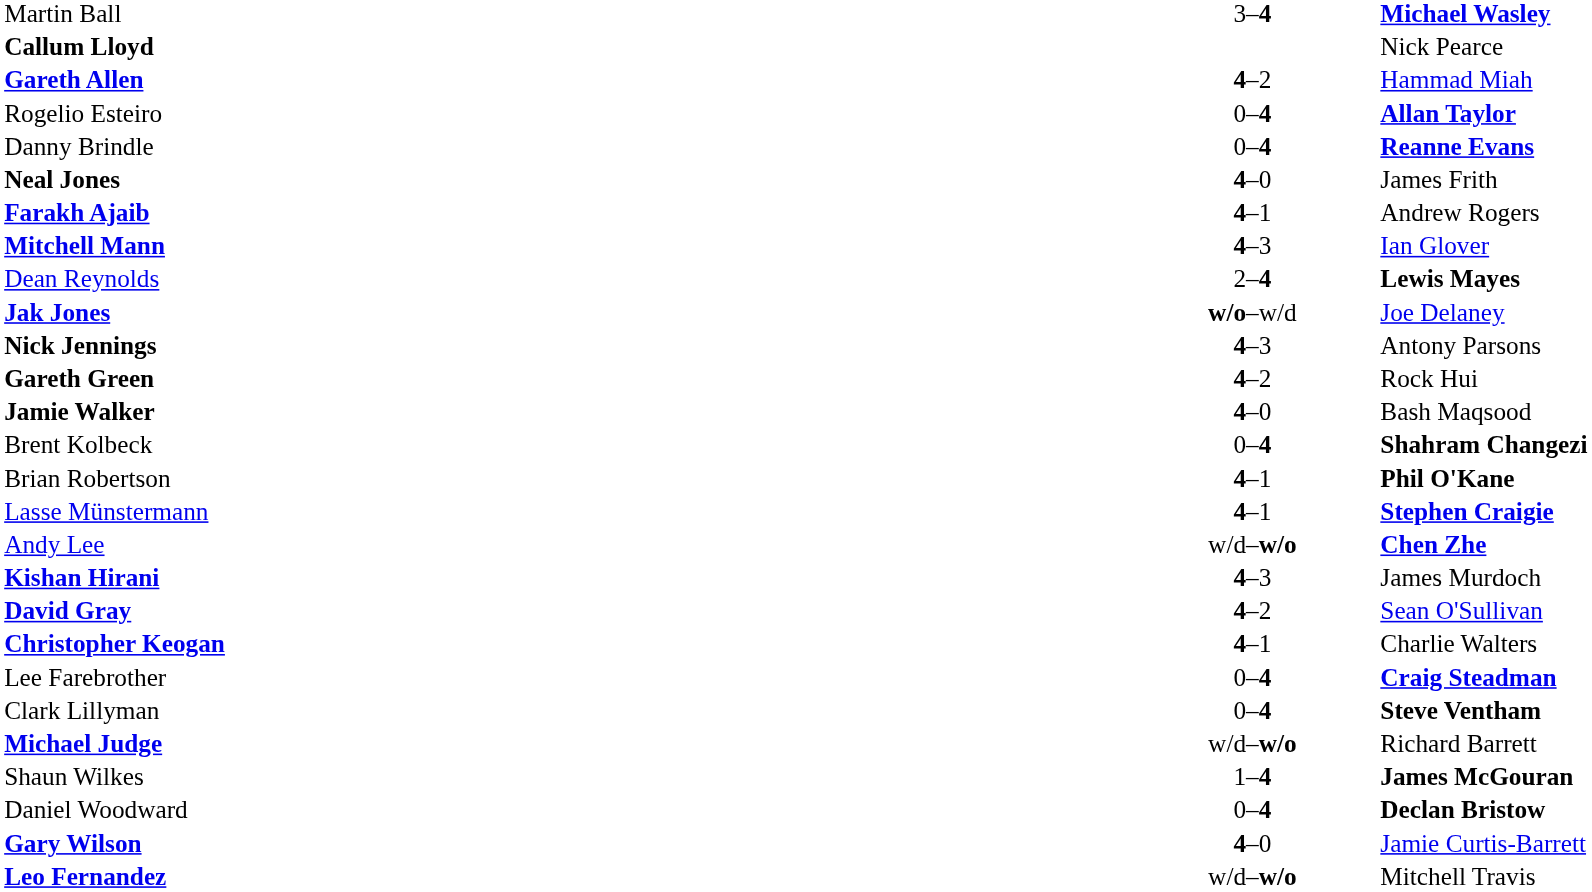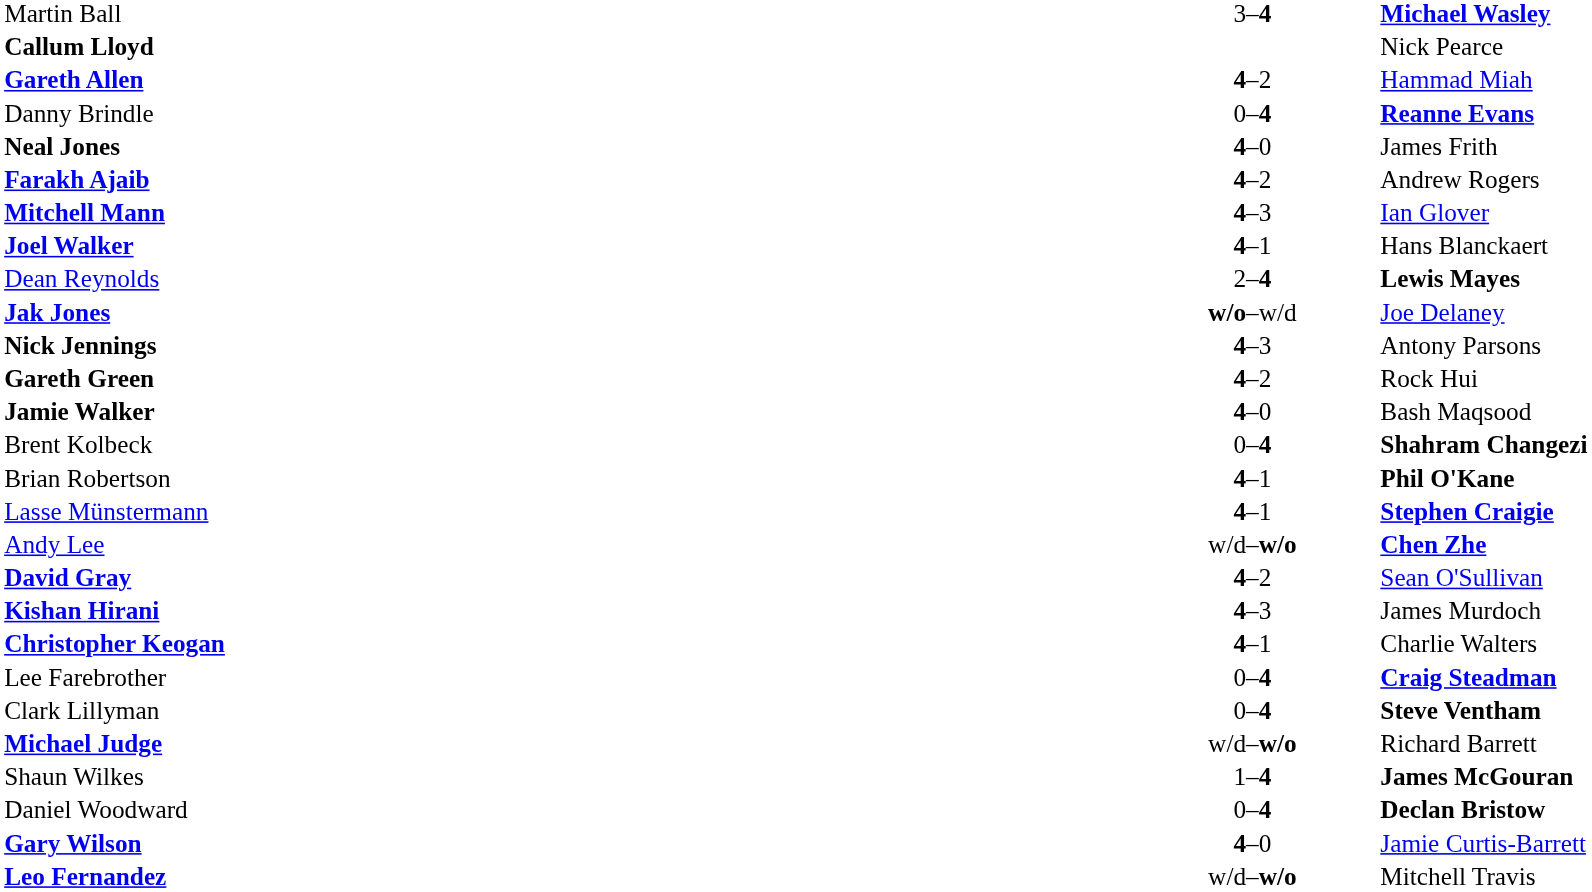- row: (83, 113)
(1252, 212) 4–1 -> (1252, 179) 4–2
+ row: (69, 246)
rows swapped: (82, 577) <-> (68, 611)
